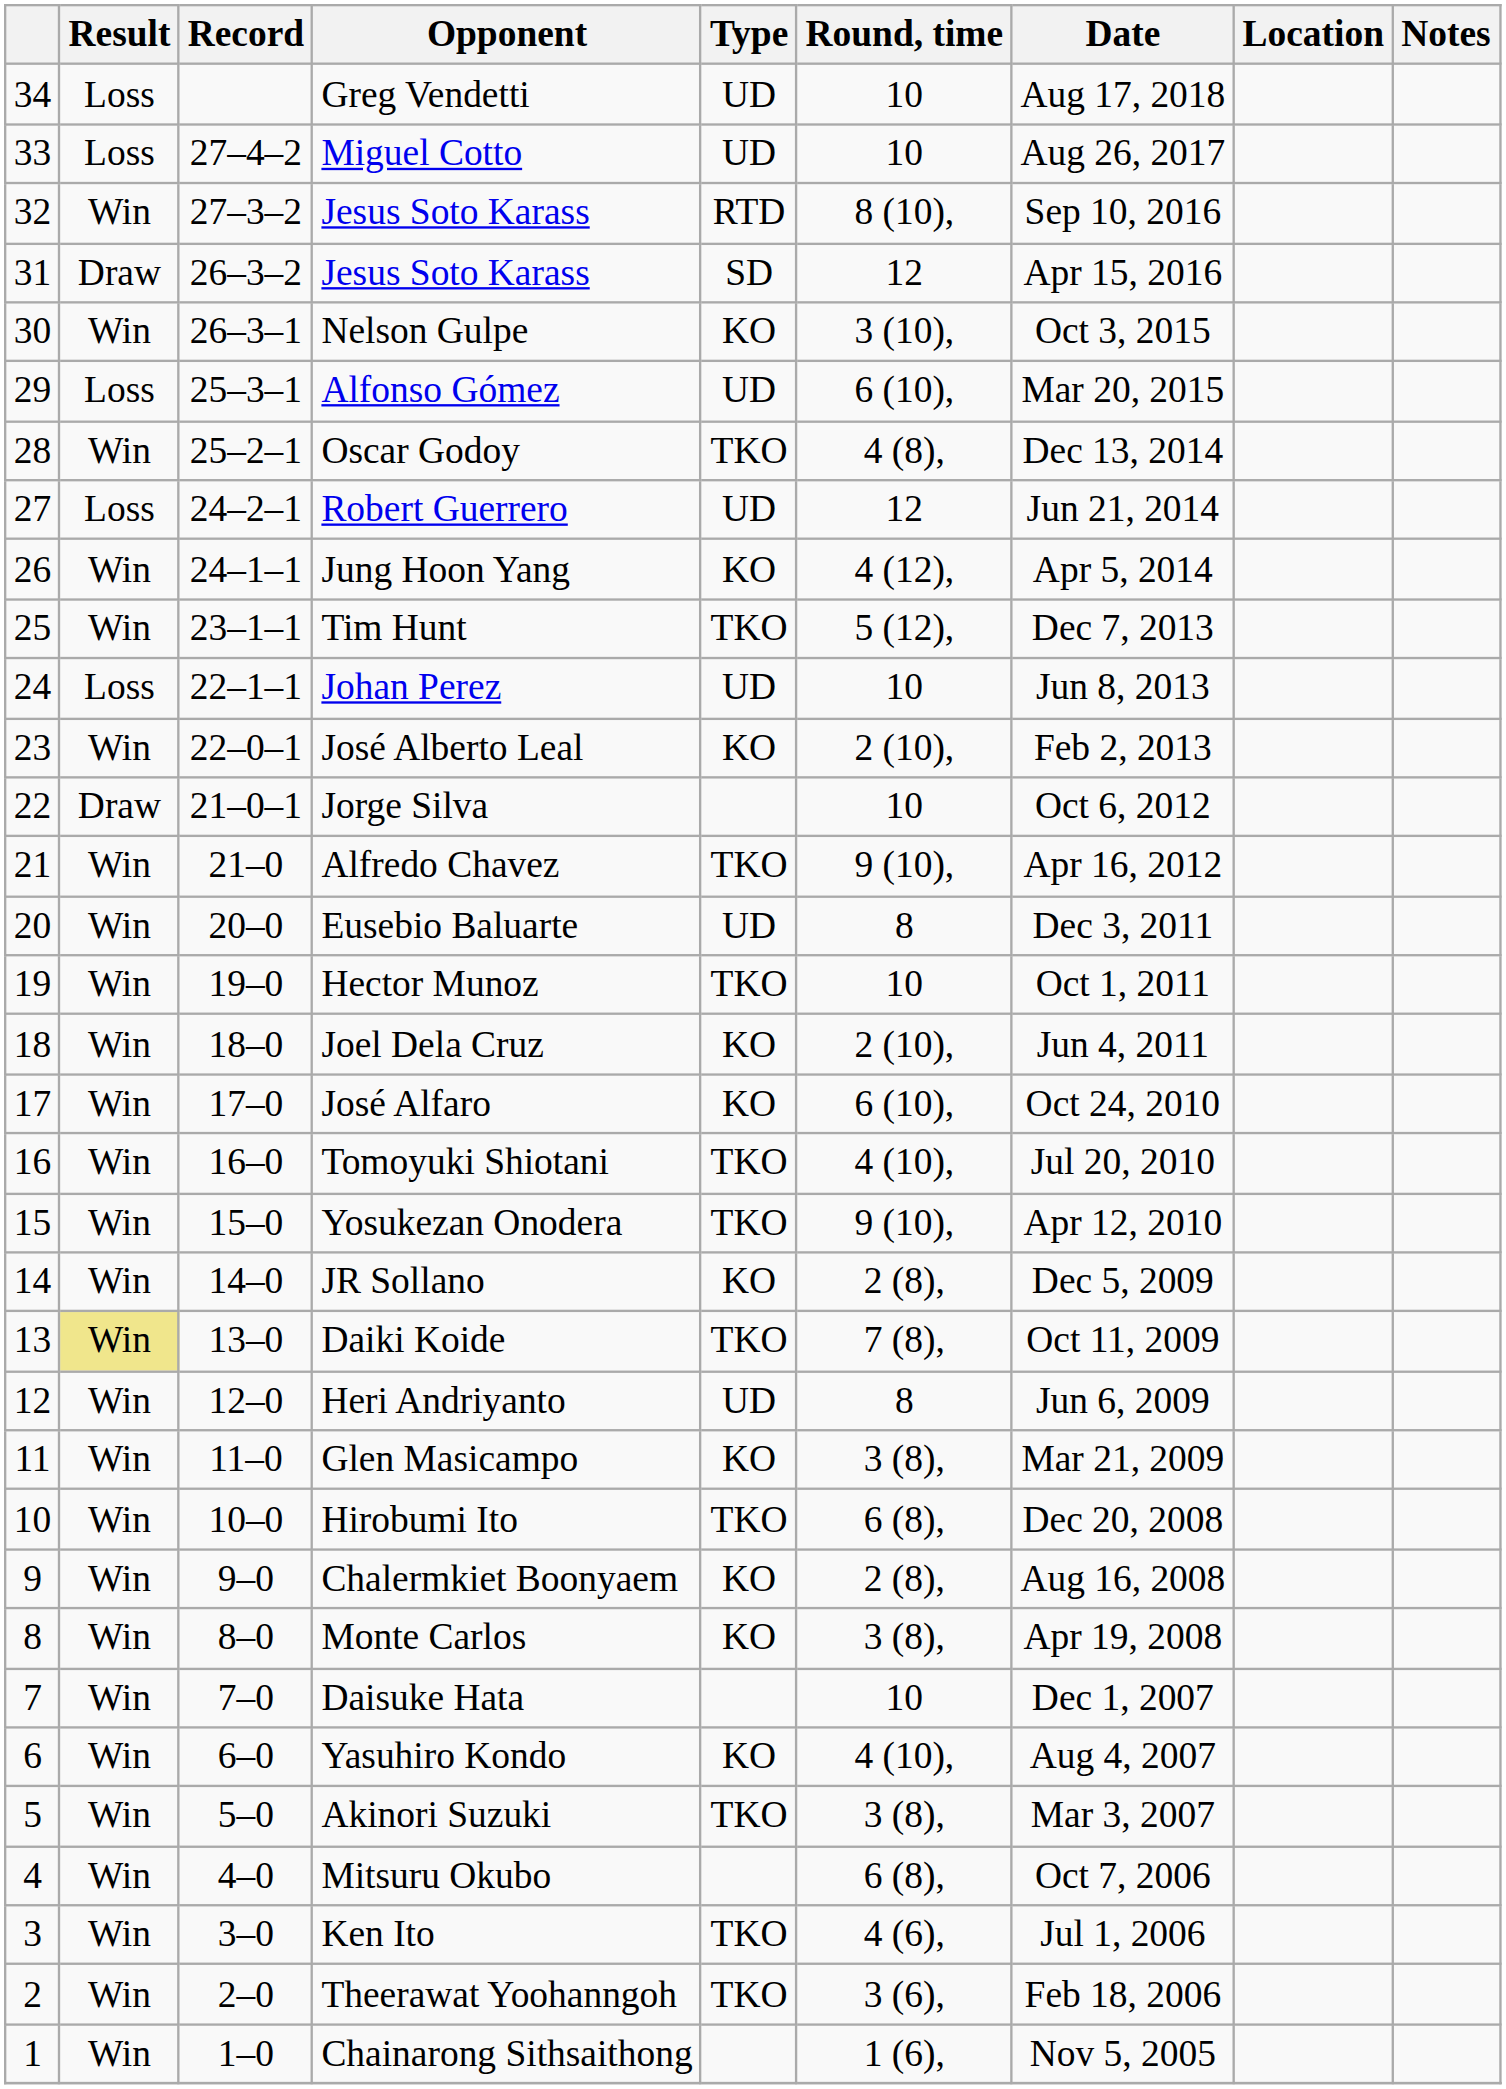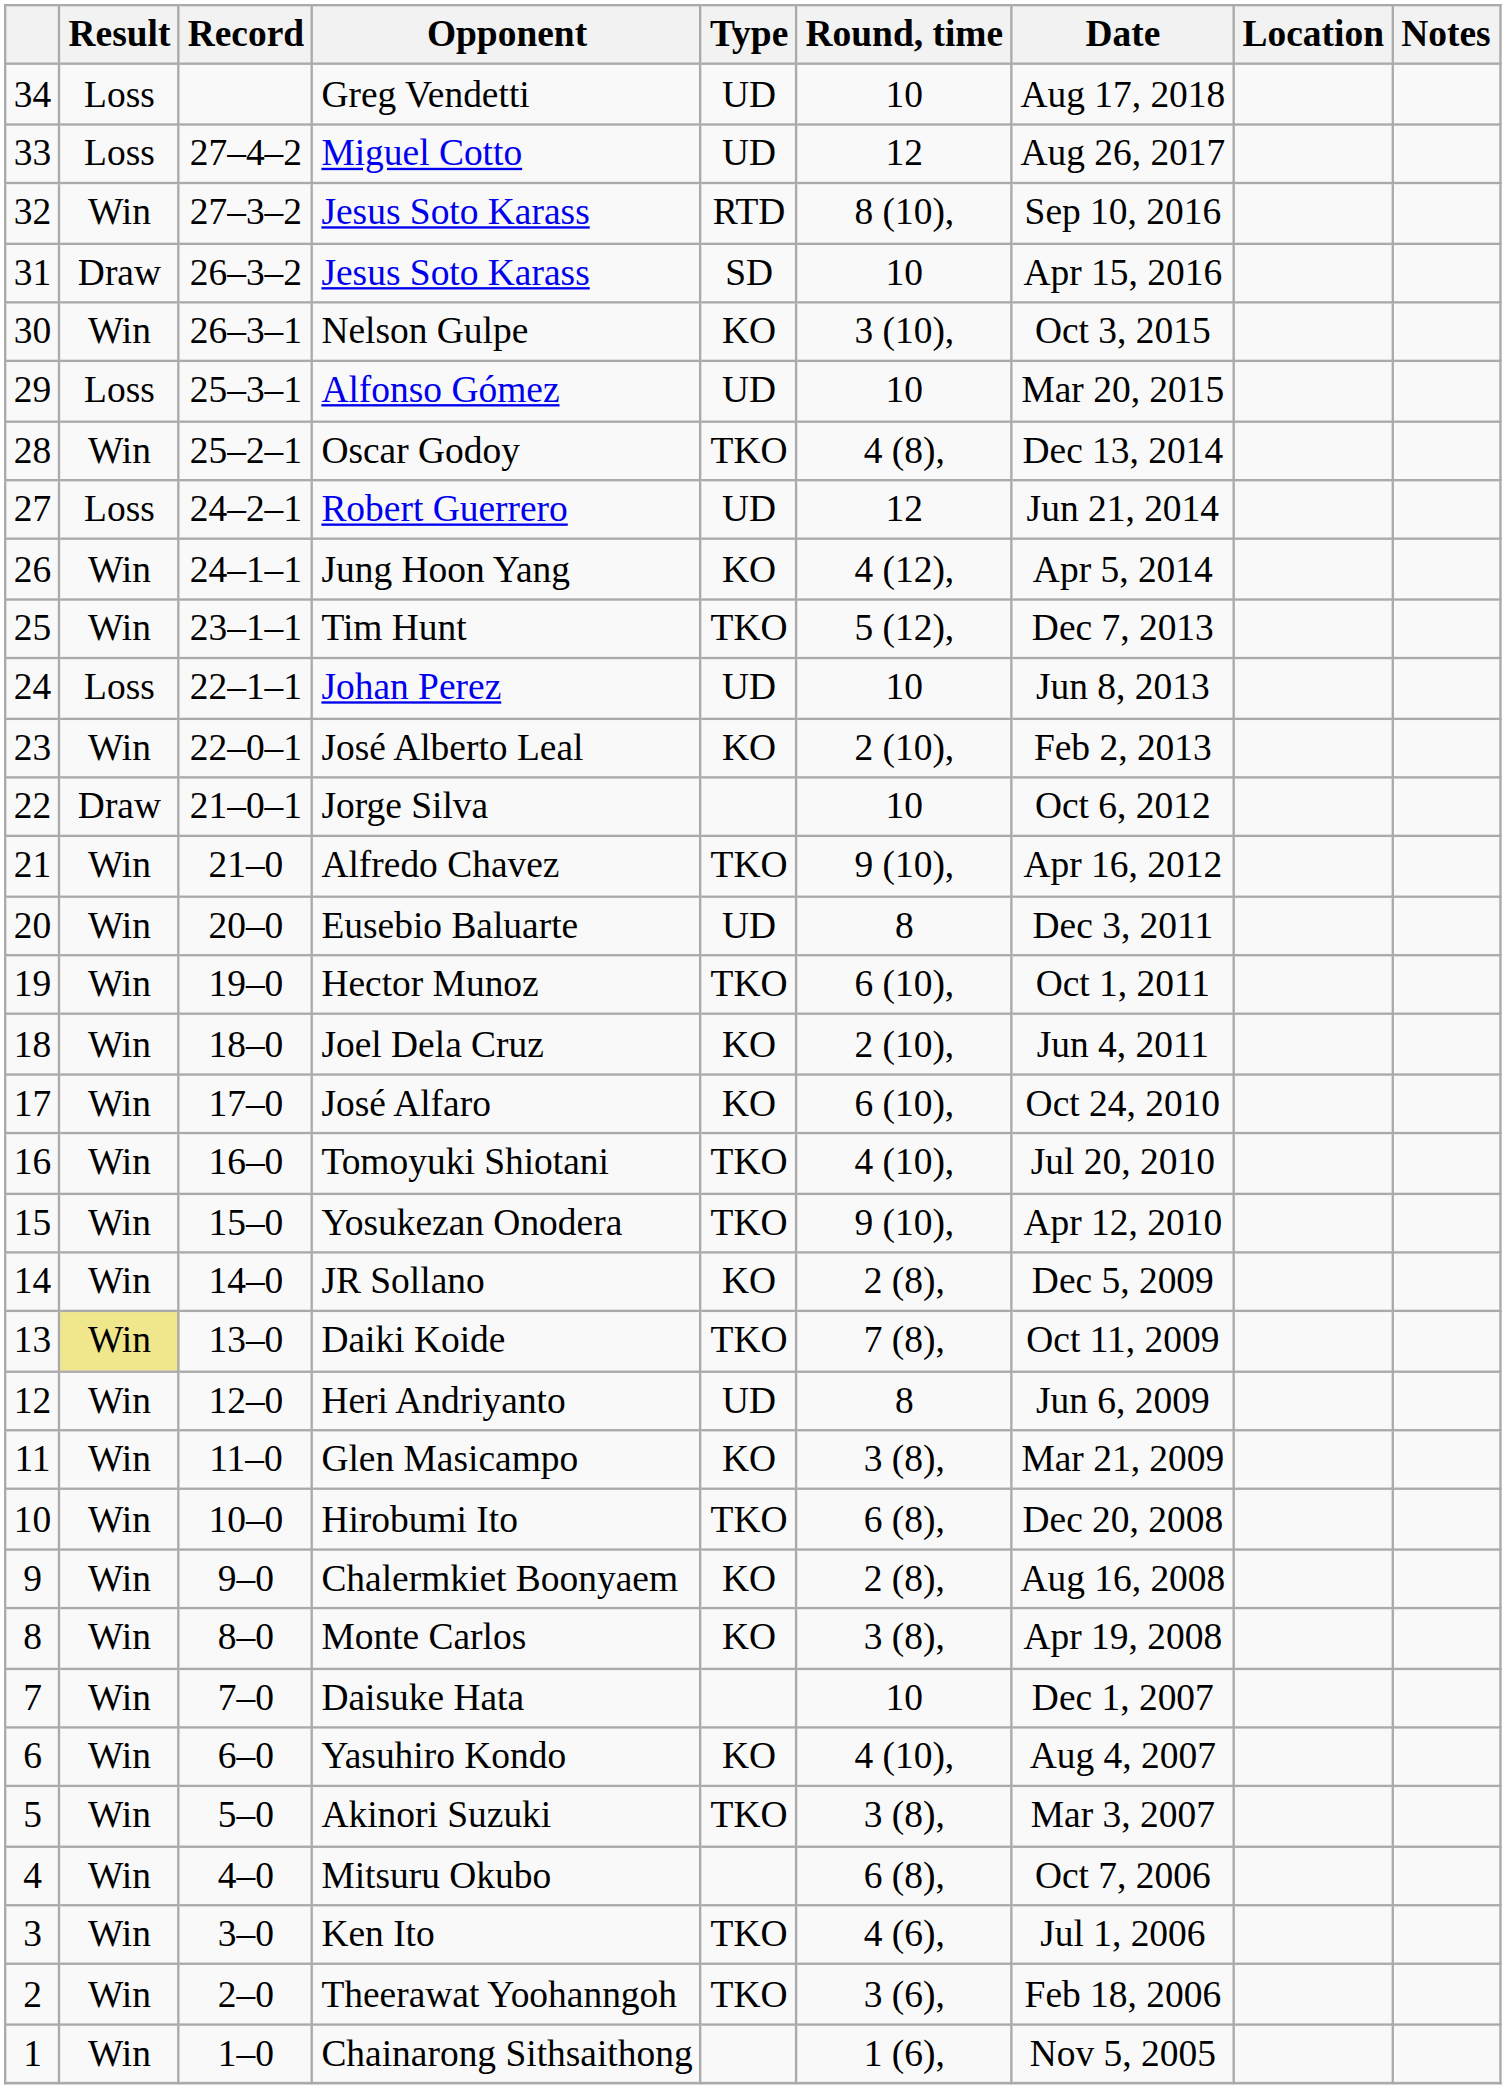(904, 152) 10 -> (904, 152) 12
(904, 271) 12 -> (904, 271) 10
(904, 390) 6 (10), -> (904, 390) 10
(904, 984) 10 -> (904, 984) 6 (10),
